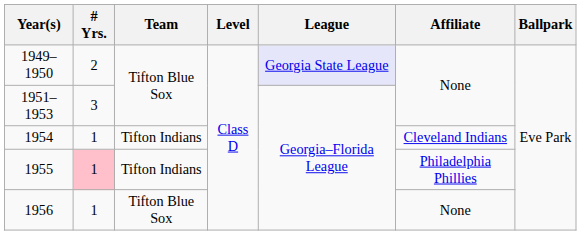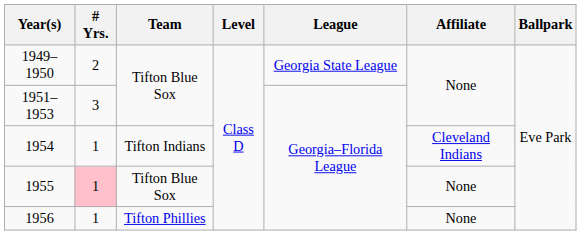(327, 65) lavender background -> (335, 65) no background
(161, 169) Tifton Indians -> (165, 186) Tifton Blue Sox
(455, 169) Philadelphia Phillies -> (461, 186) None
(161, 210) Tifton Blue Sox -> (165, 218) Tifton Phillies
